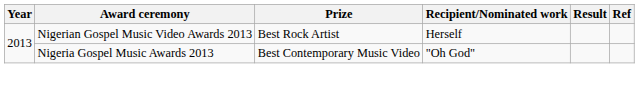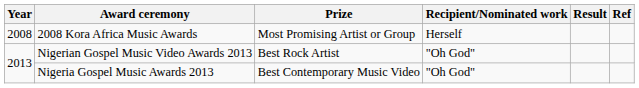+ row: (117, 33)
(444, 33) Herself -> (450, 53) "Oh God"
